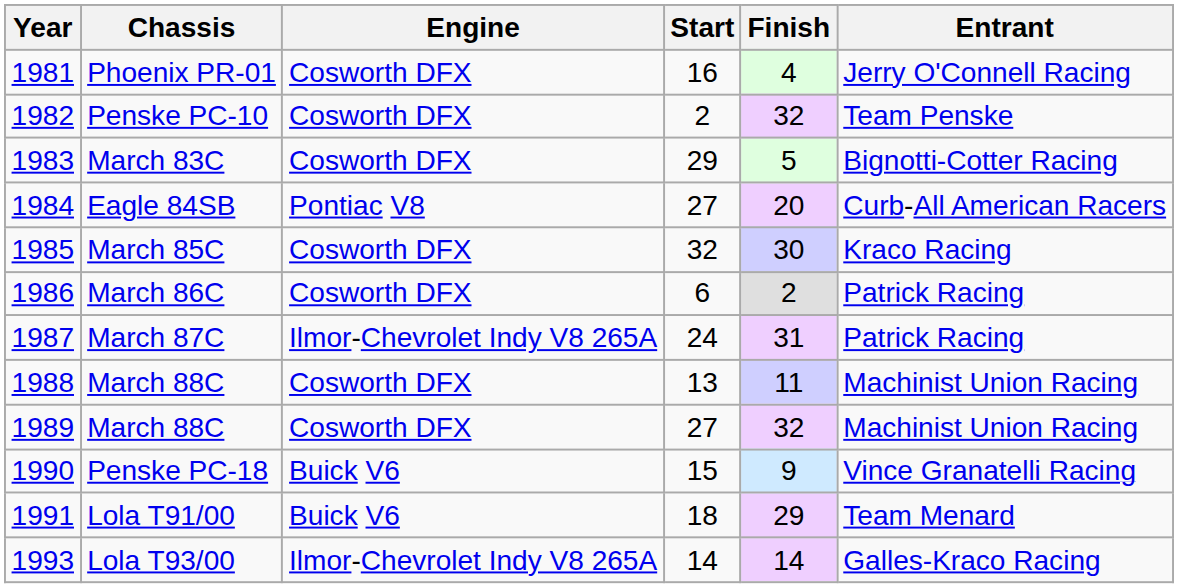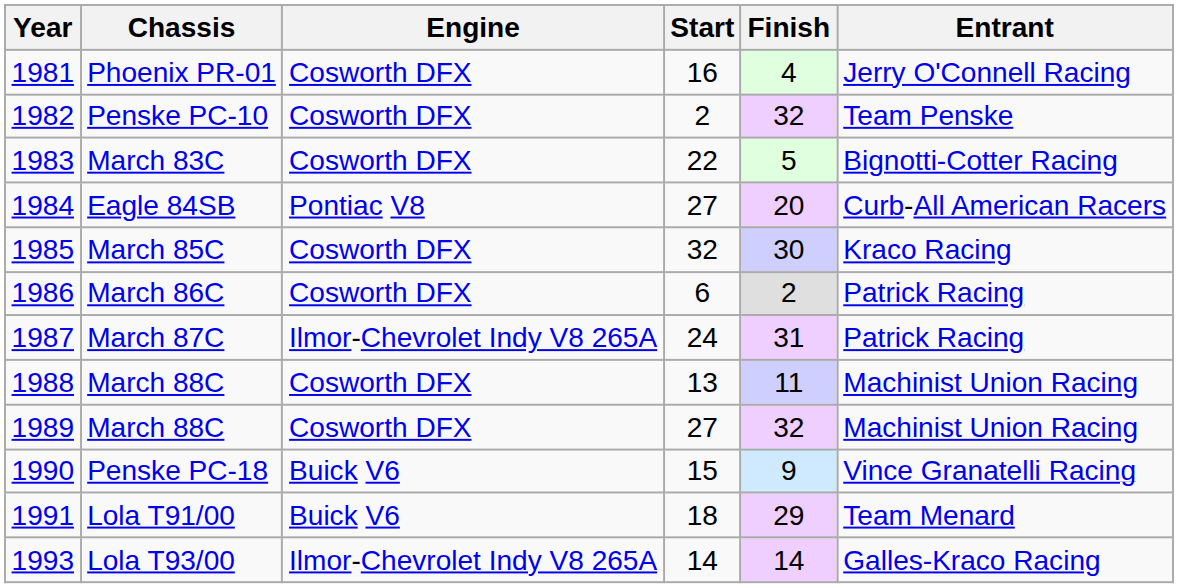(702, 161) 29 -> (702, 161) 22
